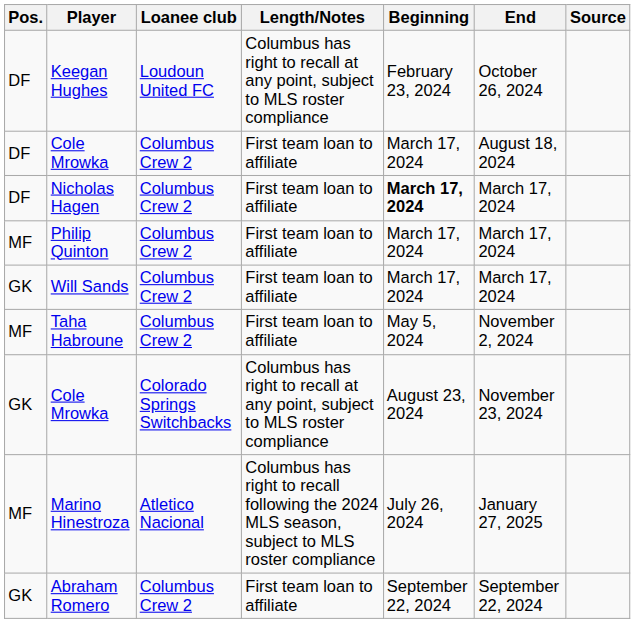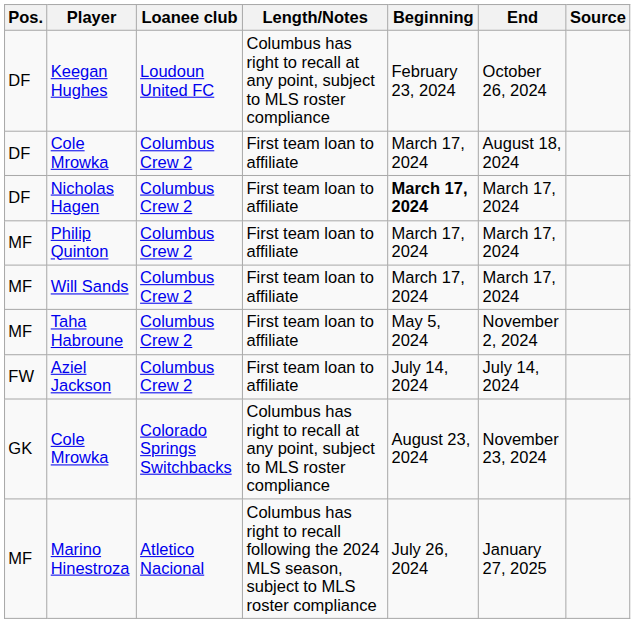(20, 287) GK -> (20, 287) MF
+ row: (81, 376)
- row: (84, 595)
